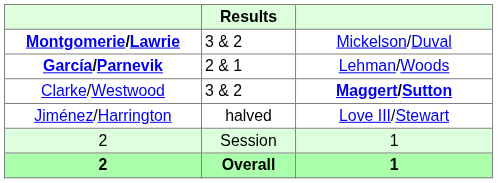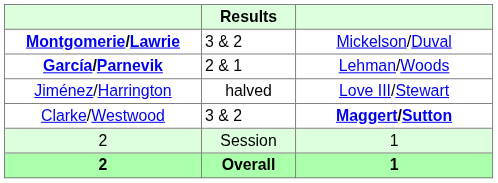rows swapped: (103, 115) <-> (103, 91)
